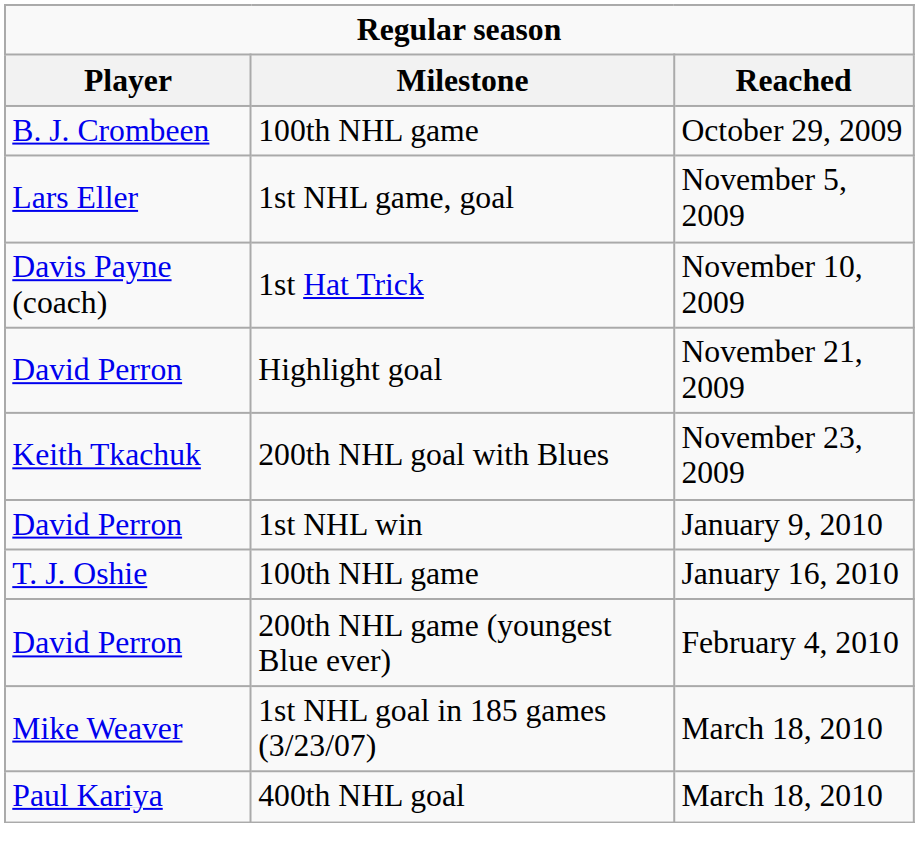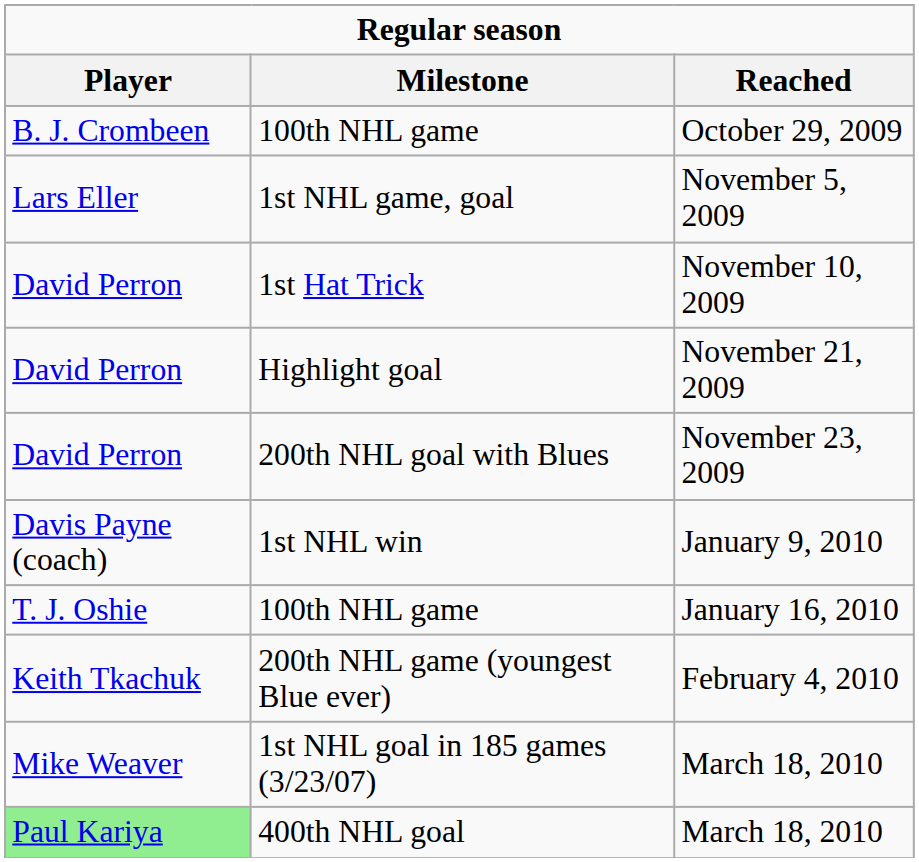(92, 284) Davis Payne (coach) -> (97, 284) David Perron
(107, 455) Keith Tkachuk -> (97, 455) David Perron
(97, 523) David Perron -> (92, 541) Davis Payne (coach)
(97, 642) David Perron -> (107, 677) Keith Tkachuk
(88, 796) no background -> (88, 831) lightgreen background
